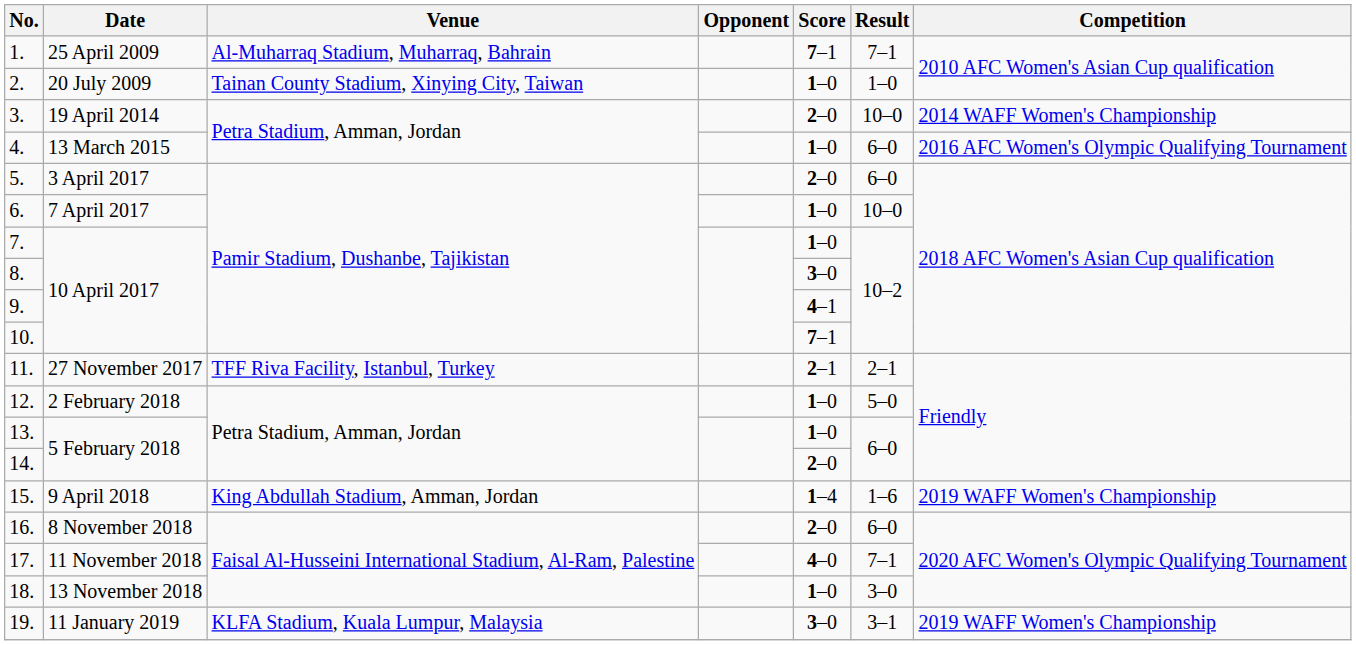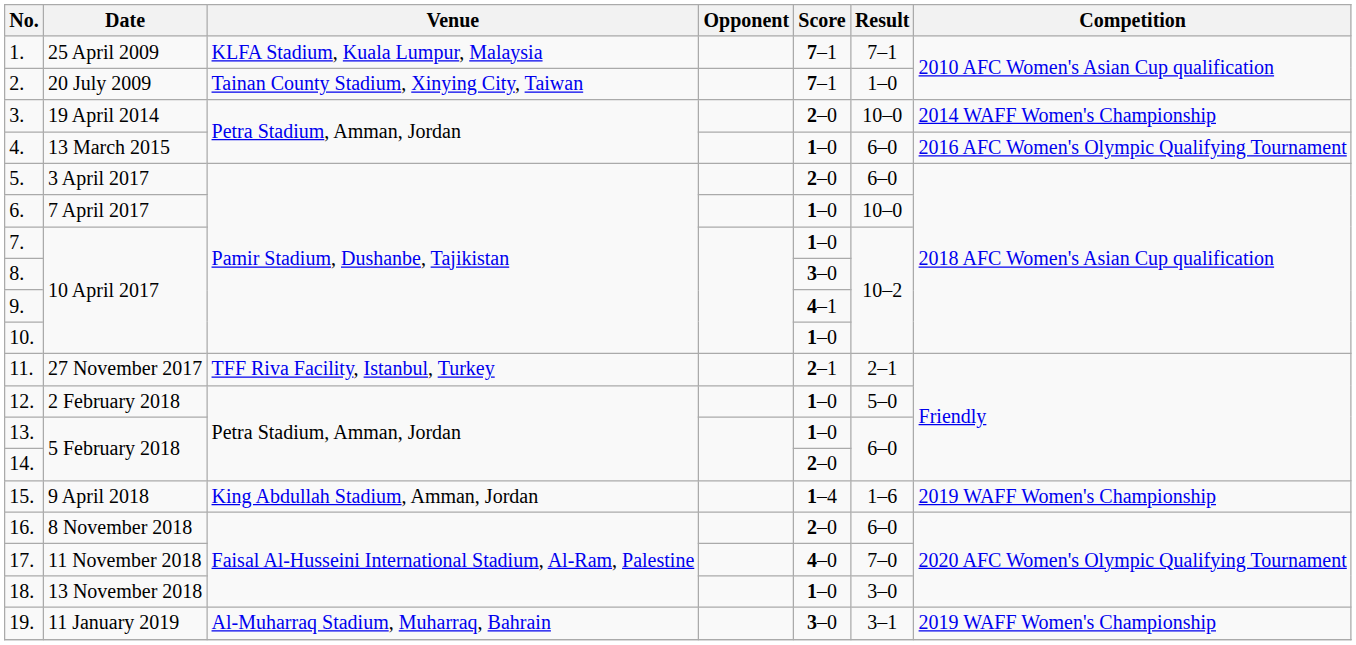(381, 52) Al-Muharraq Stadium, Muharraq, Bahrain -> (377, 52) KLFA Stadium, Kuala Lumpur, Malaysia
(822, 83) 1–0 -> (822, 83) 7–1
(822, 337) 7–1 -> (822, 337) 1–0
(882, 559) 7–1 -> (882, 559) 7–0
(377, 623) KLFA Stadium, Kuala Lumpur, Malaysia -> (381, 623) Al-Muharraq Stadium, Muharraq, Bahrain
